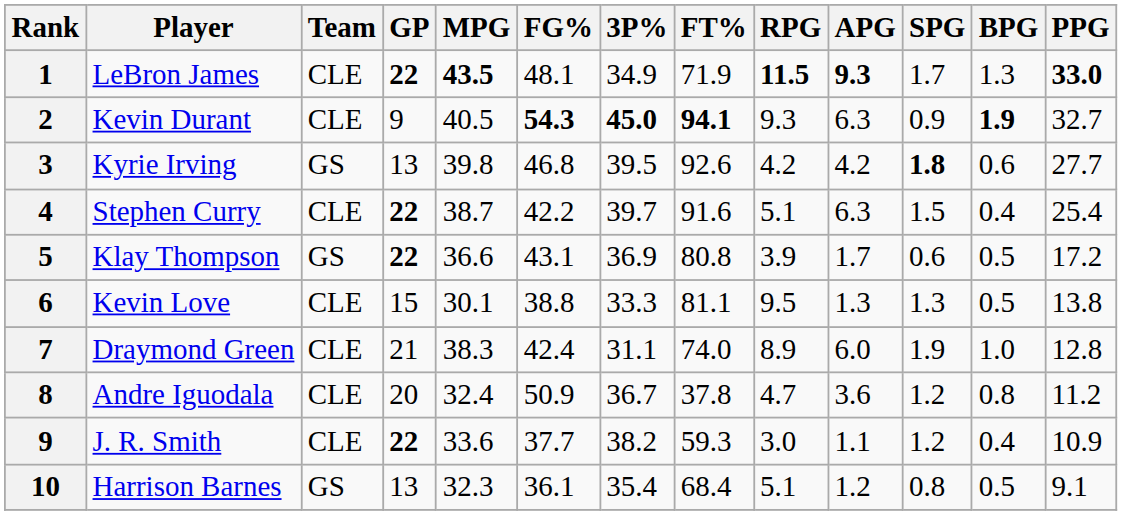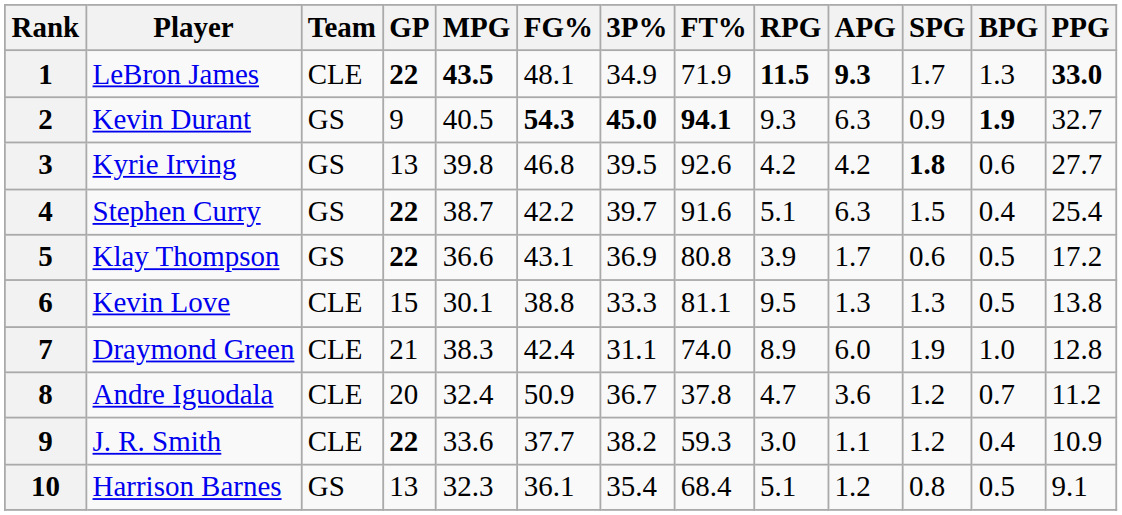(335, 119) CLE -> (326, 119) GS
(335, 211) CLE -> (326, 211) GS
(997, 394) 0.8 -> (997, 394) 0.7
